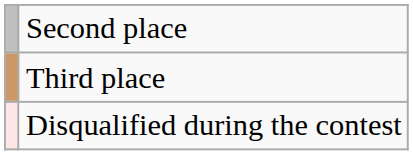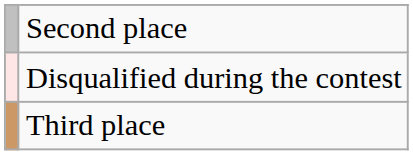rows swapped: (96, 76) <-> (214, 125)
